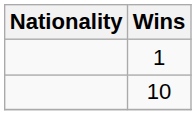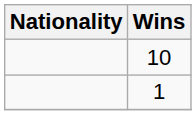rows swapped: (159, 92) <-> (159, 57)
